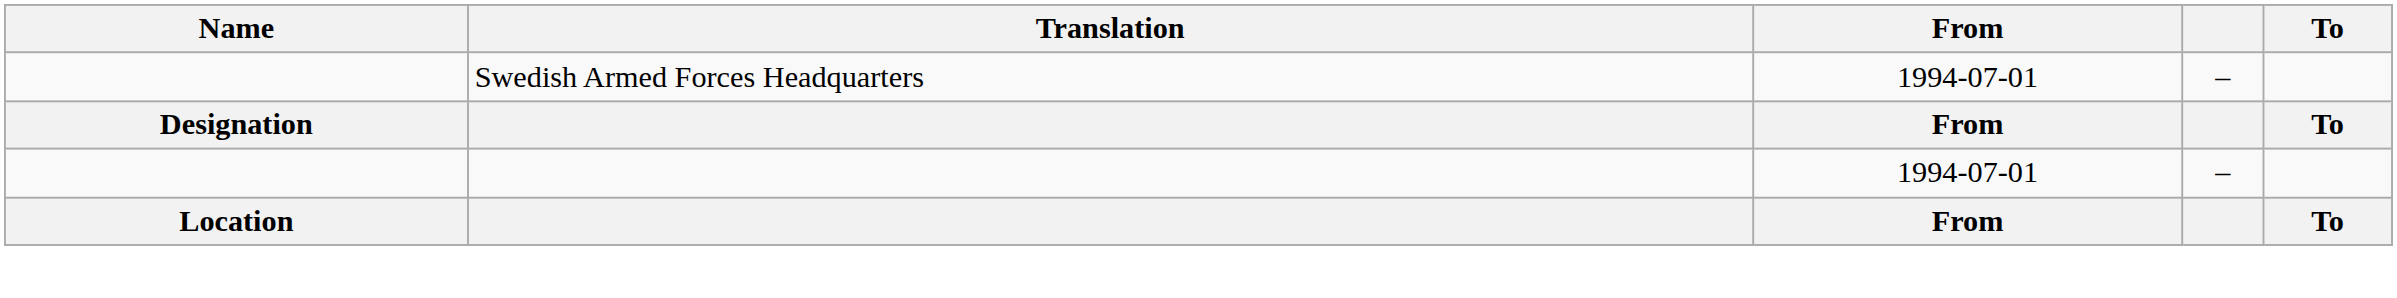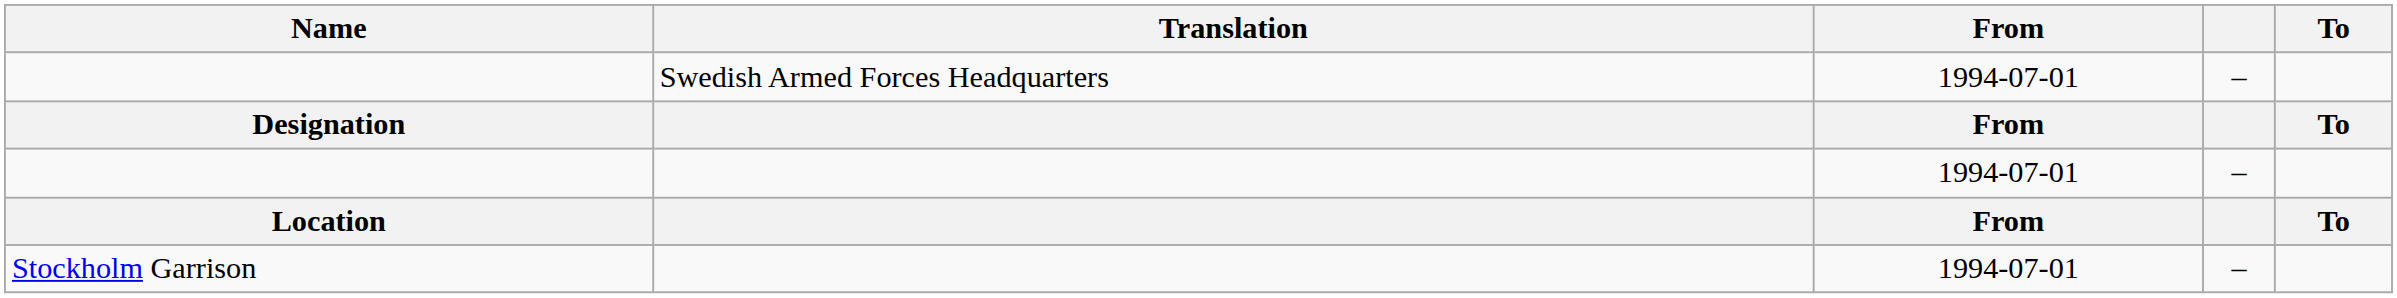+ row: (134, 268)
